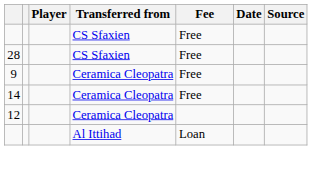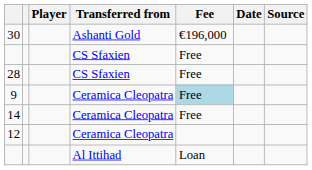+ row: (14, 34)
(190, 74) no background -> (190, 94) lightblue background
